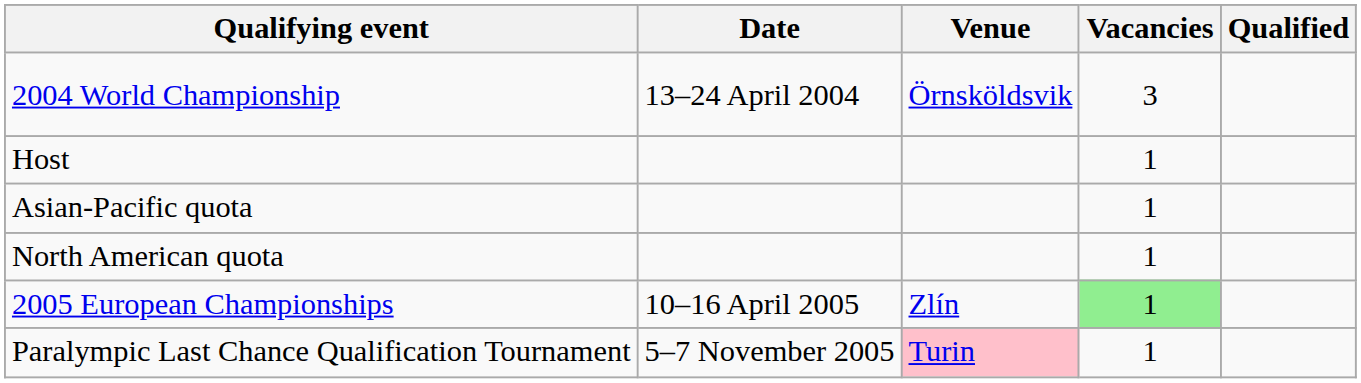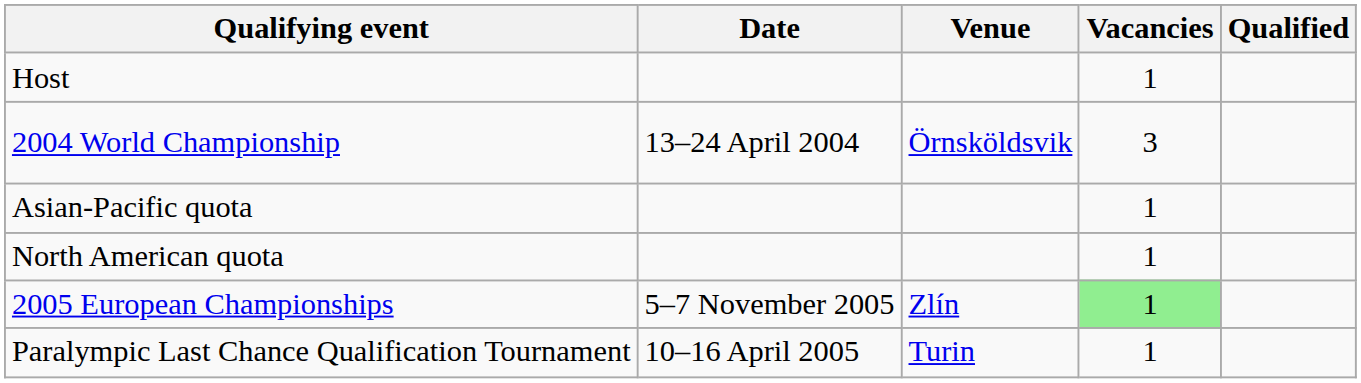rows swapped: (41, 159) <-> (176, 93)
(752, 303) 10–16 April 2005 -> (770, 303) 5–7 November 2005
(770, 352) 5–7 November 2005 -> (752, 352) 10–16 April 2005
(942, 352) pink background -> (942, 352) no background
